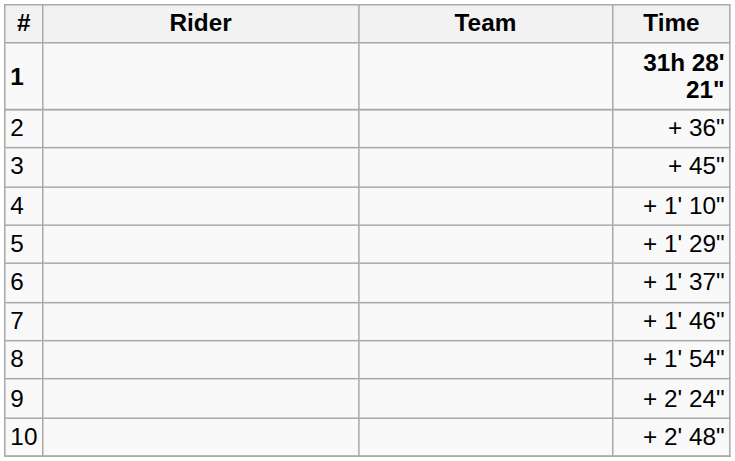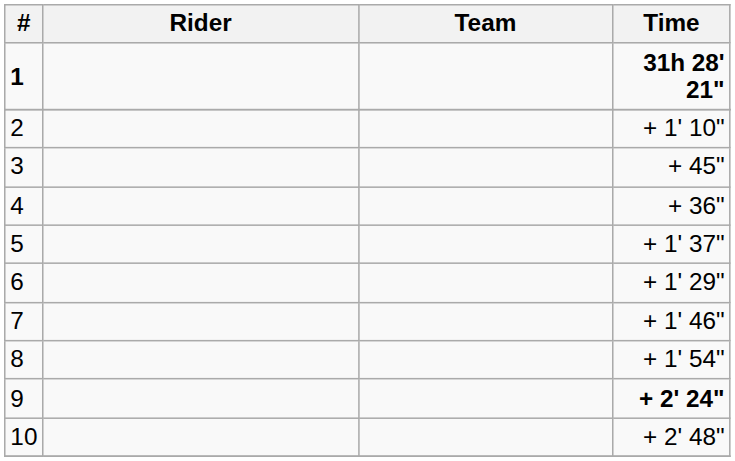(696, 128) + 36" -> (684, 128) + 1' 10"
(684, 205) + 1' 10" -> (696, 205) + 36"
(684, 243) + 1' 29" -> (684, 243) + 1' 37"
(684, 282) + 1' 37" -> (684, 282) + 1' 29"
(684, 398) normal -> (682, 398) bold
